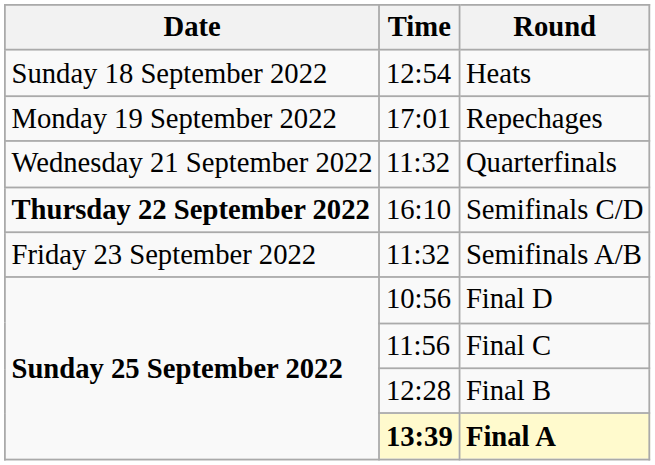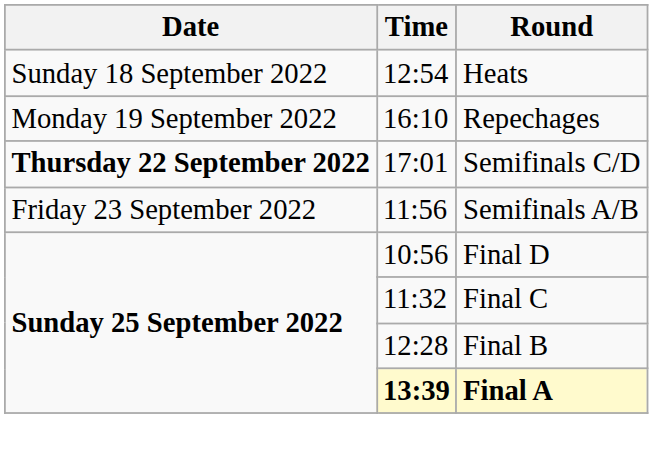(419, 118) 17:01 -> (416, 118) 16:10
- row: (541, 163)
(419, 208) 16:10 -> (416, 163) 17:01
(418, 254) 11:32 -> (415, 208) 11:56
(418, 345) 11:56 -> (415, 299) 11:32
